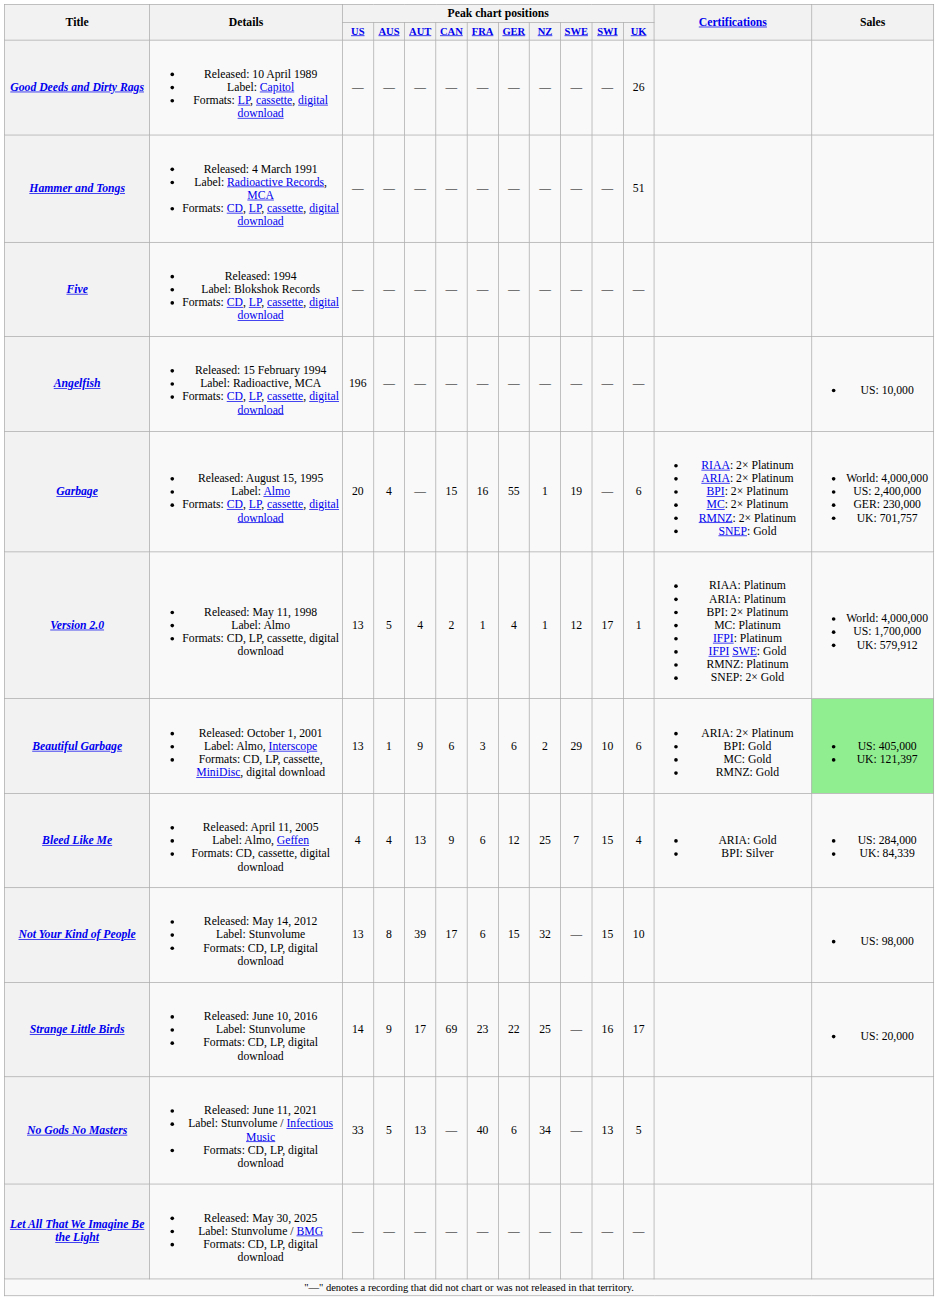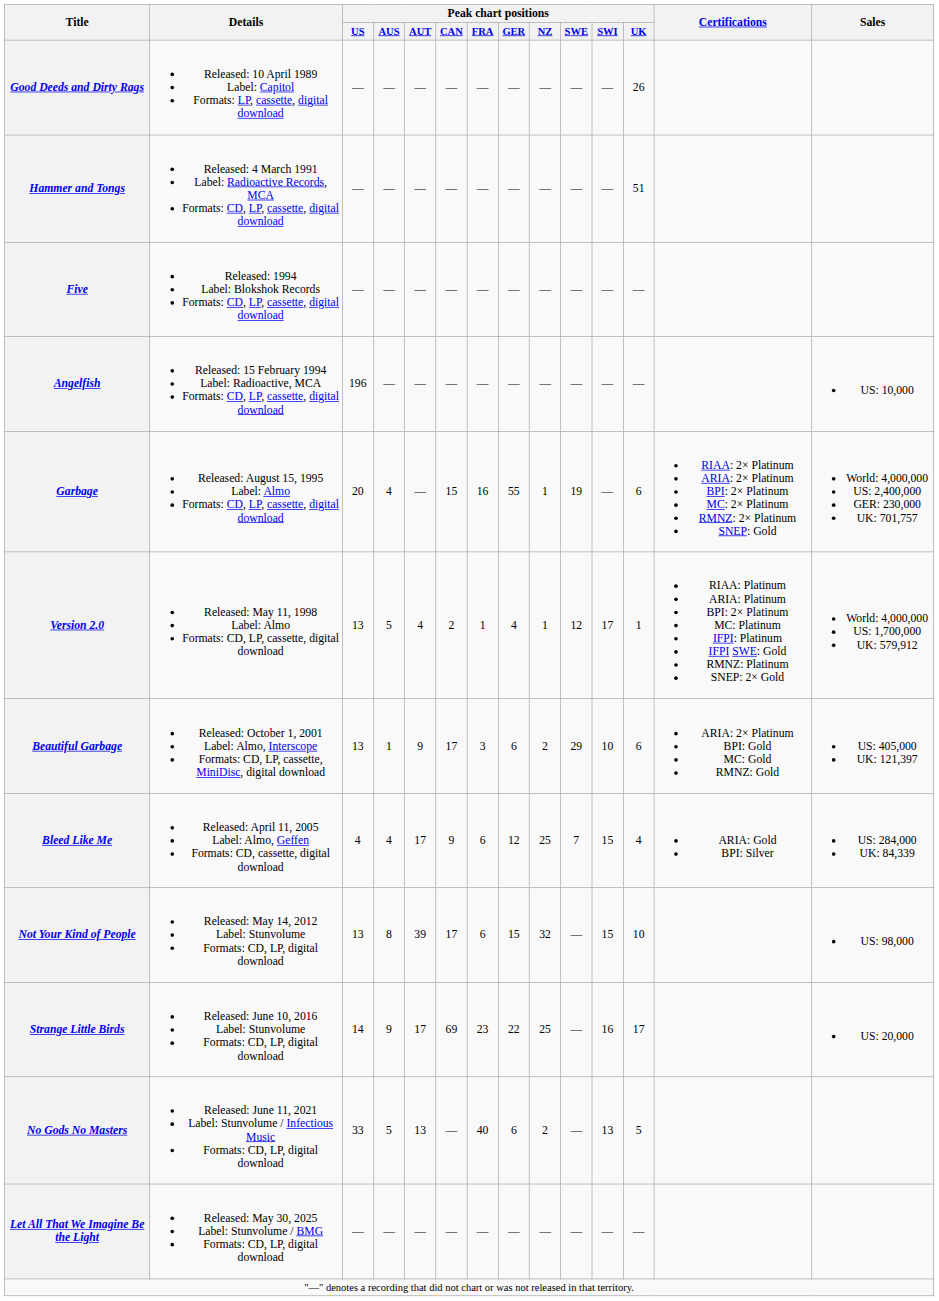(451, 746) 6 -> (451, 746) 17
(873, 753) lightgreen background -> (873, 753) no background
(420, 840) 13 -> (420, 840) 17
(545, 1130) 34 -> (545, 1130) 2
